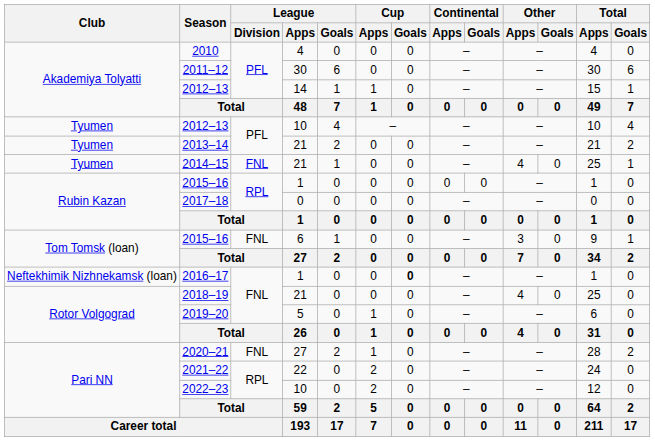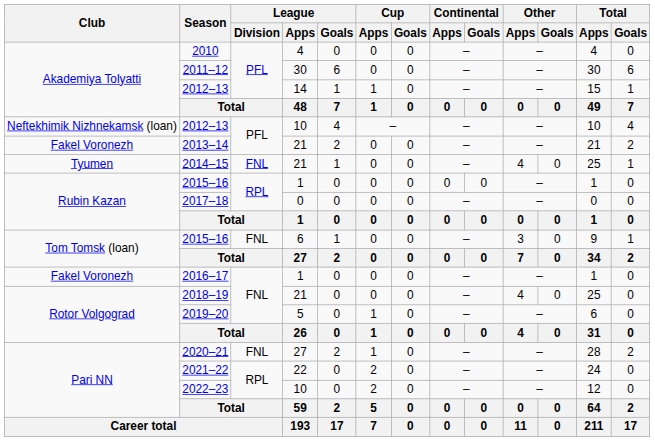(92, 126) Tyumen -> (92, 126) Neftekhimik Nizhnekamsk (loan)
(92, 145) Tyumen -> (92, 145) Fakel Voronezh
(92, 276) Neftekhimik Nizhnekamsk (loan) -> (92, 276) Fakel Voronezh
(410, 276) bold -> (410, 276) normal
